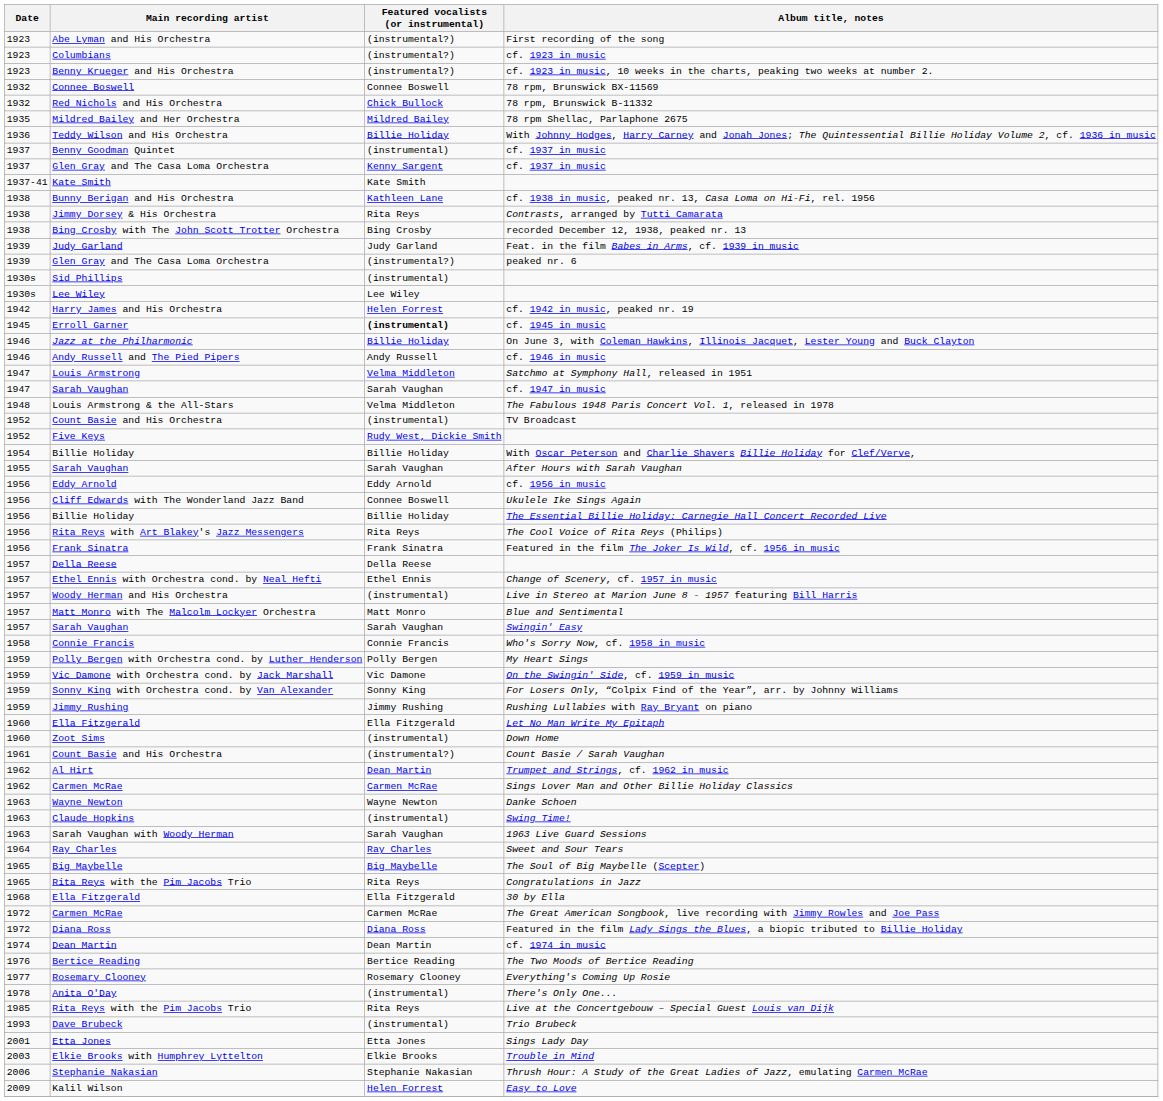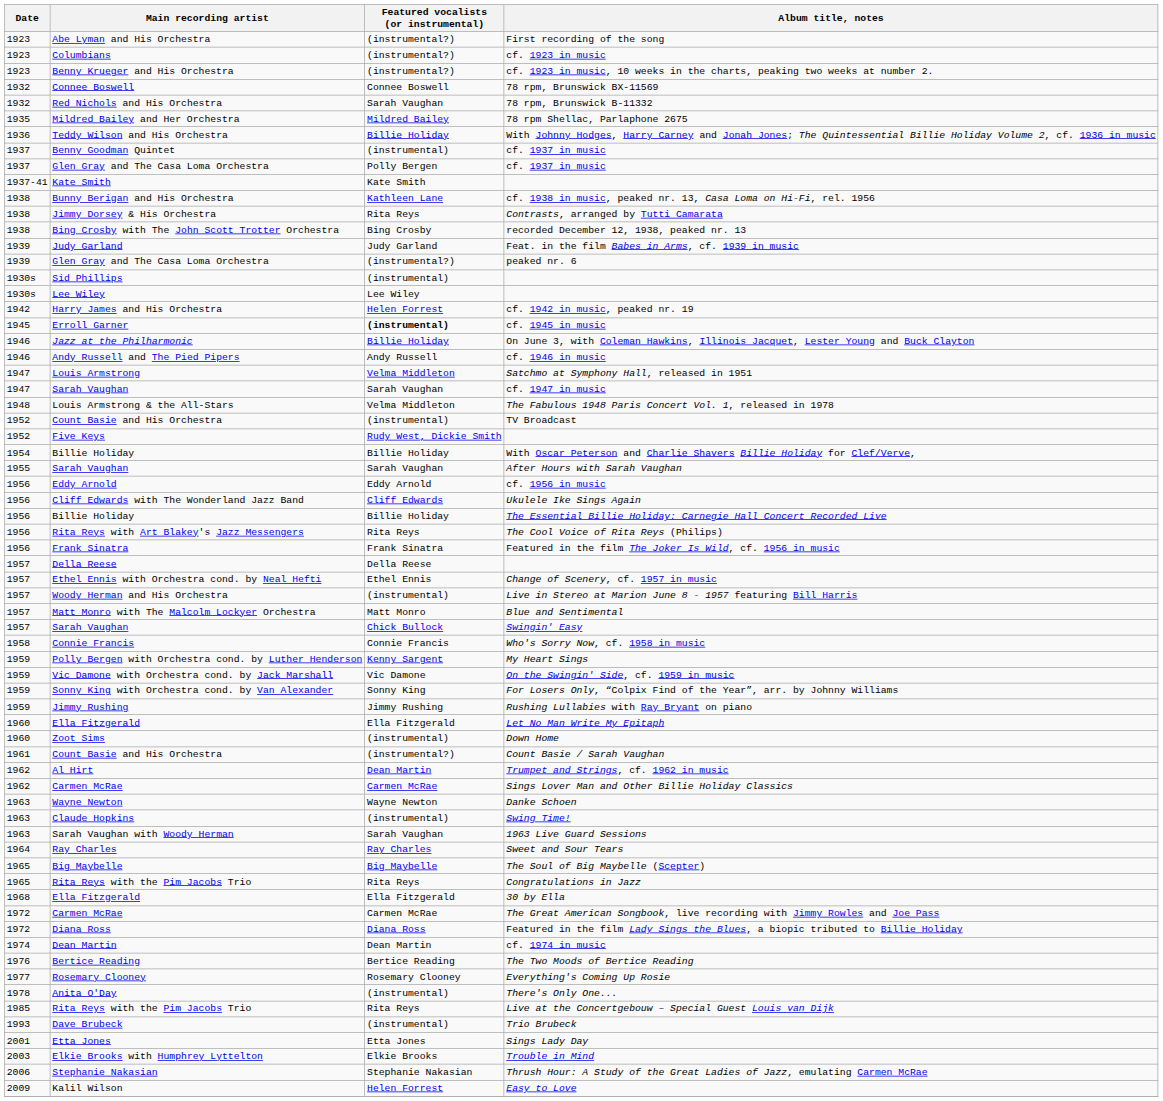(405, 103) Chick Bullock -> (405, 103) Sarah Vaughan
(405, 167) Kenny Sargent -> (402, 167) Polly Bergen
(408, 500) Connee Boswell -> (405, 500) Cliff Edwards
(405, 627) Sarah Vaughan -> (405, 627) Chick Bullock
(402, 659) Polly Bergen -> (405, 659) Kenny Sargent
